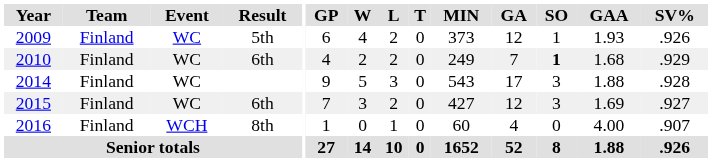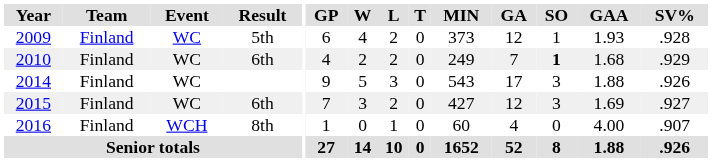(675, 36) .926 -> (675, 36) .928
(675, 80) .928 -> (675, 80) .926
